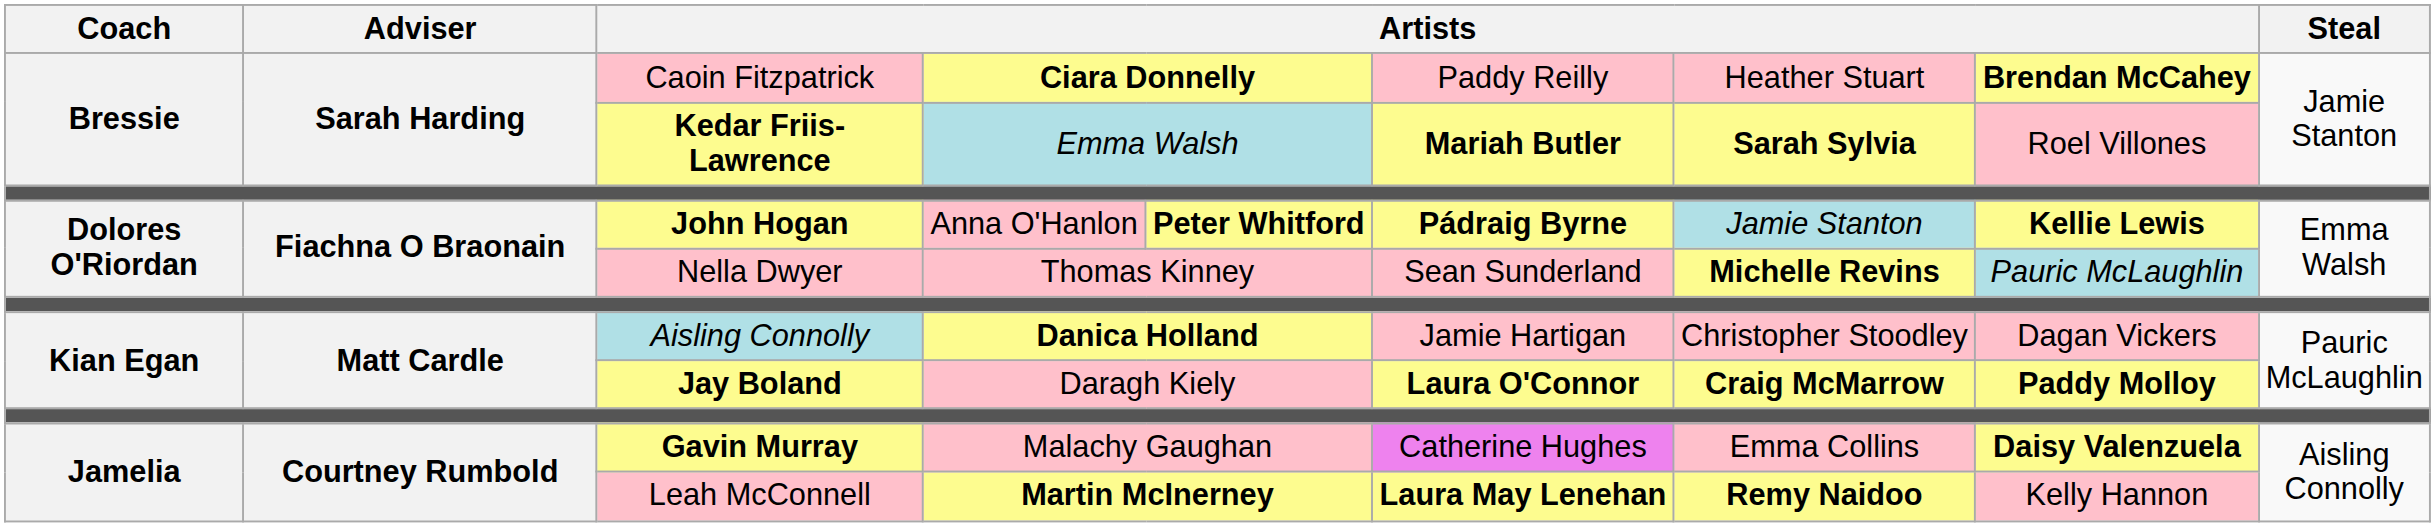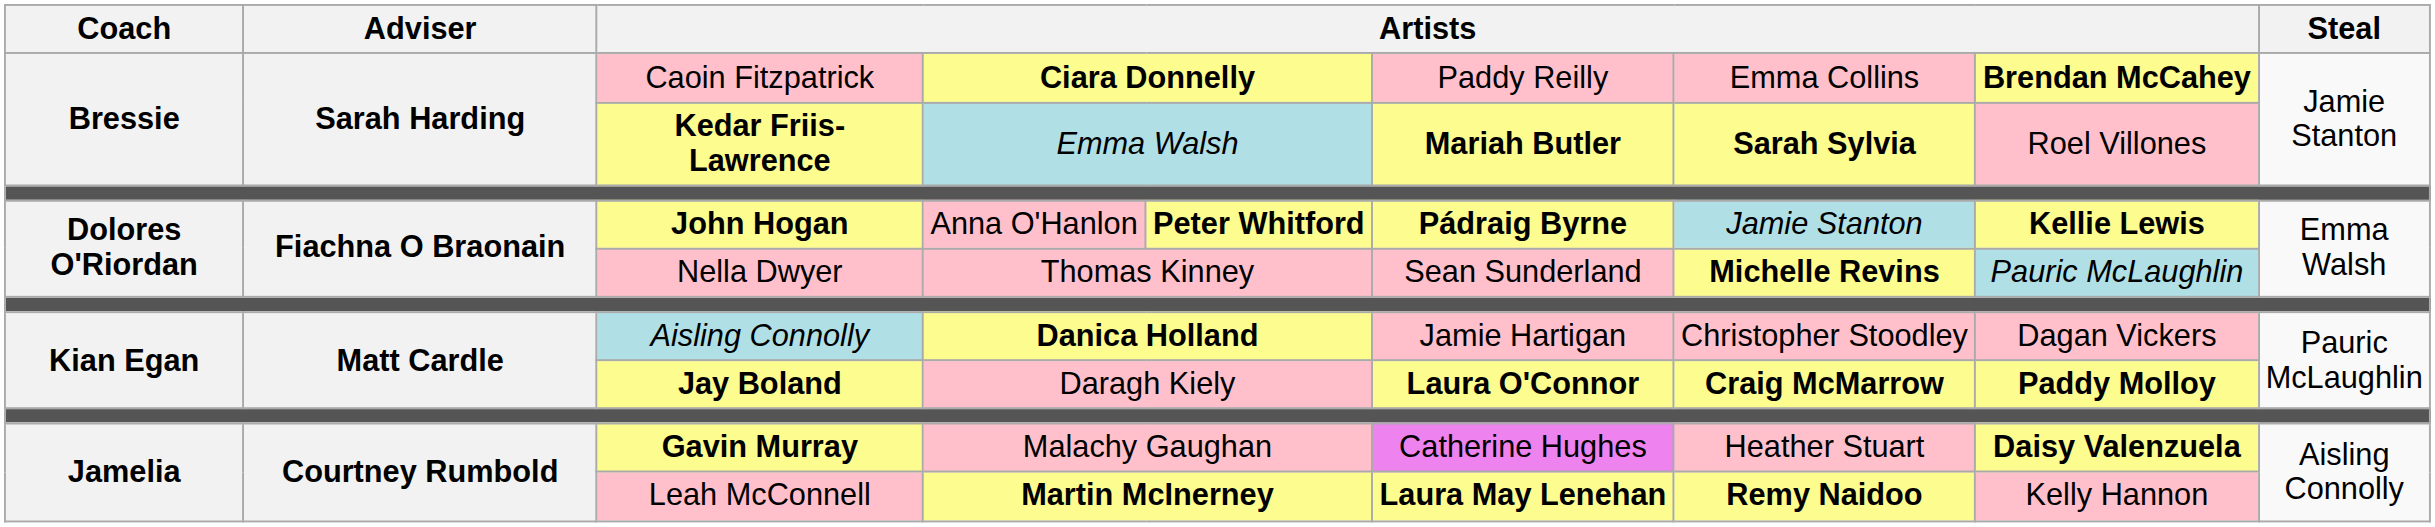(1824, 77) Heather Stuart -> (1824, 77) Emma Collins
(1824, 446) Emma Collins -> (1824, 446) Heather Stuart
